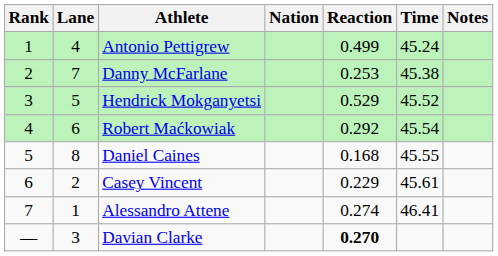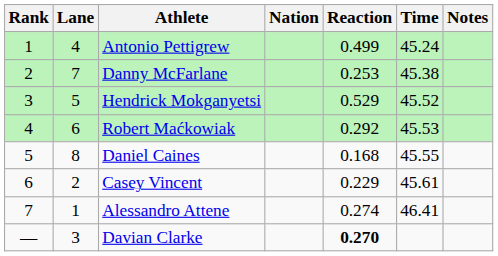(420, 127) 45.54 -> (420, 127) 45.53
